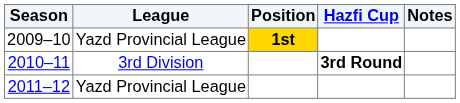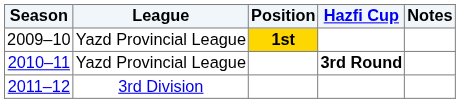(161, 63) 3rd Division -> (161, 63) Yazd Provincial League
(161, 86) Yazd Provincial League -> (161, 86) 3rd Division
